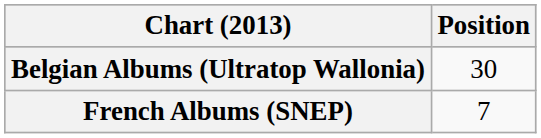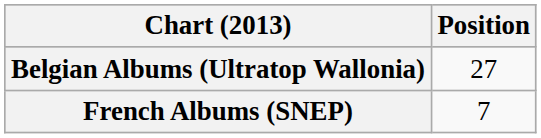(484, 68) 30 -> (484, 68) 27
